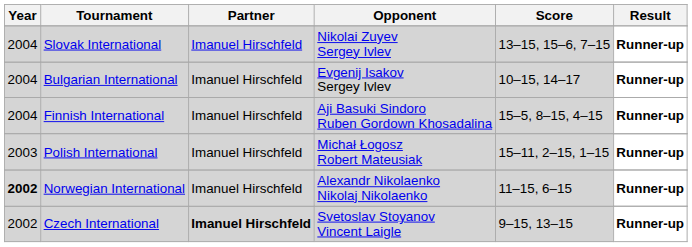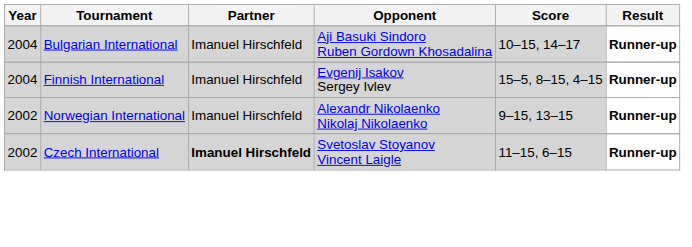- row: (102, 44)
(360, 80) Evgenij Isakov Sergey Ivlev -> (405, 44) Aji Basuki Sindoro Ruben Gordown Khosadalina
(405, 116) Aji Basuki Sindoro Ruben Gordown Khosadalina -> (360, 80) Evgenij Isakov Sergey Ivlev
- row: (101, 152)
(22, 188) bold -> (22, 116) normal
(535, 188) 11–15, 6–15 -> (536, 116) 9–15, 13–15
(536, 224) 9–15, 13–15 -> (535, 152) 11–15, 6–15
